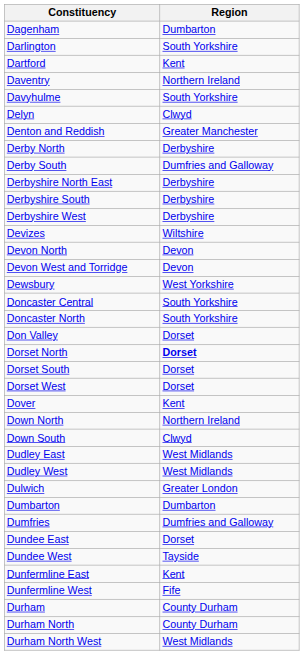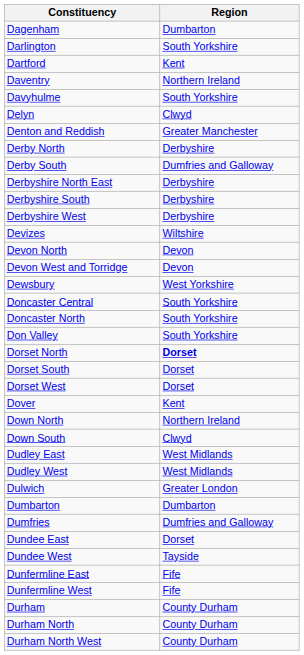(178, 336) Dorset -> (200, 336) South Yorkshire
(174, 574) Kent -> (171, 574) Fife
(198, 642) West Midlands -> (200, 642) County Durham
